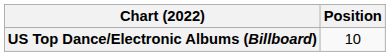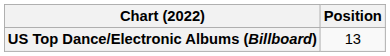(353, 39) 10 -> (353, 39) 13
